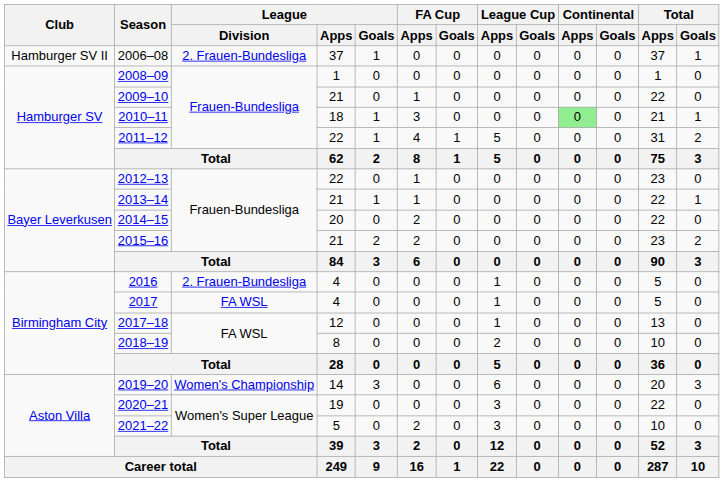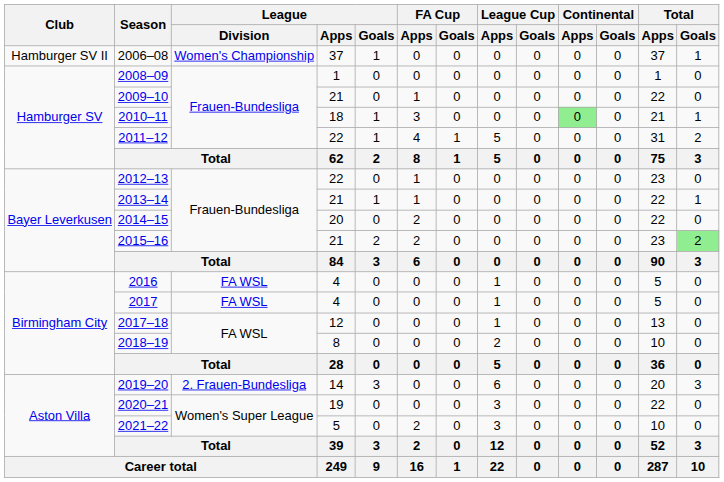(244, 55) 2. Frauen-Bundesliga -> (244, 55) Women's Championship
(698, 240) no background -> (698, 240) lightgreen background
(244, 281) 2. Frauen-Bundesliga -> (244, 281) FA WSL
(244, 384) Women's Championship -> (244, 384) 2. Frauen-Bundesliga
